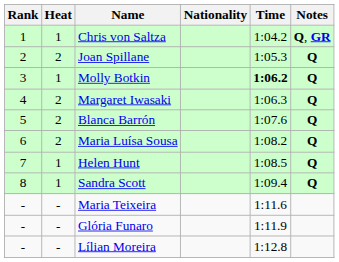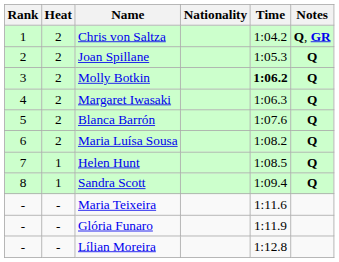(58, 36) 1 -> (58, 36) 2
(58, 78) 1 -> (58, 78) 2
